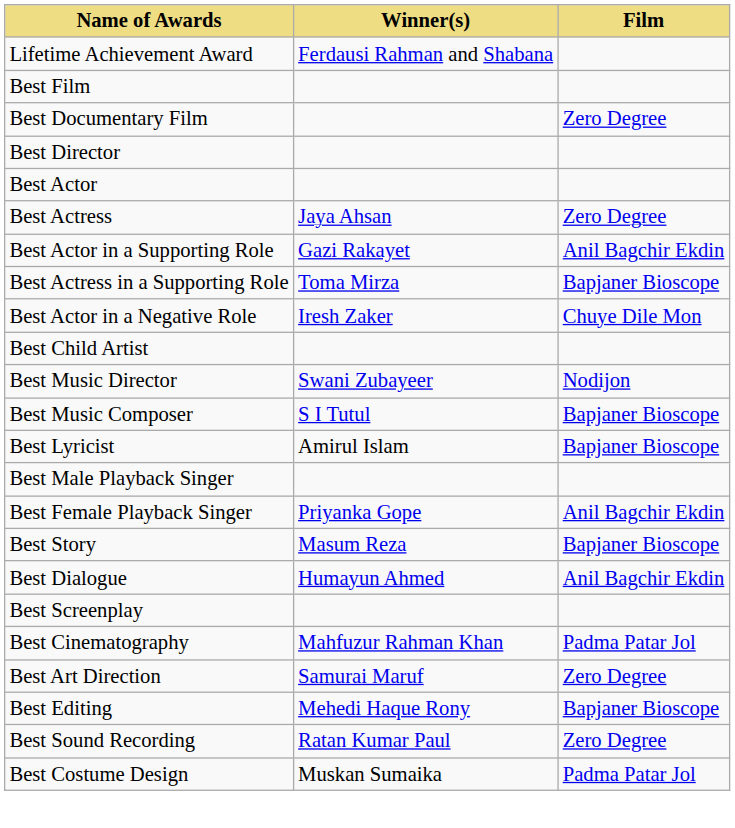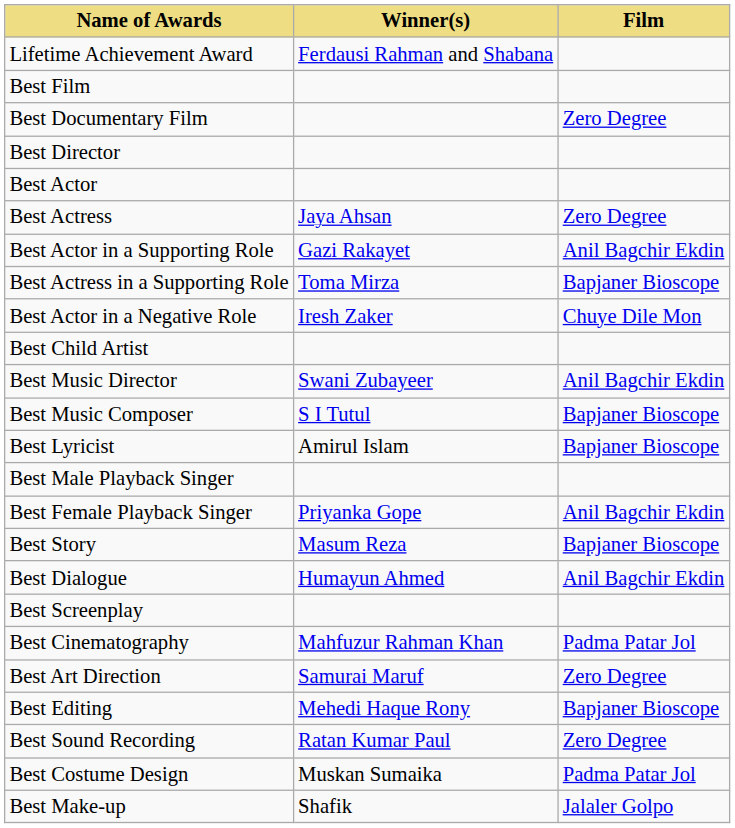(597, 380) Nodijon -> (644, 380) Anil Bagchir Ekdin
+ row: (68, 806)
